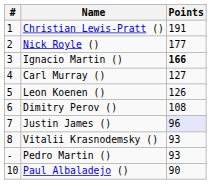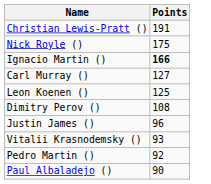- column: (13, 12)
(177, 44) 177 -> (161, 44) 175
(177, 92) 126 -> (161, 92) 125
(174, 124) lavender background -> (158, 124) no background
(174, 155) 93 -> (158, 155) 92
